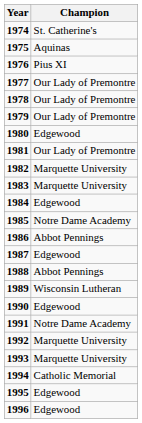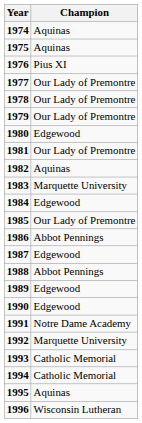(65, 30) St. Catherine's -> (52, 30) Aquinas
(80, 168) Marquette University -> (52, 168) Aquinas
(82, 220) Notre Dame Academy -> (85, 220) Our Lady of Premontre
(77, 289) Wisconsin Lutheran -> (57, 289) Edgewood
(80, 358) Marquette University -> (75, 358) Catholic Memorial
(57, 392) Edgewood -> (52, 392) Aquinas
(57, 409) Edgewood -> (77, 409) Wisconsin Lutheran
